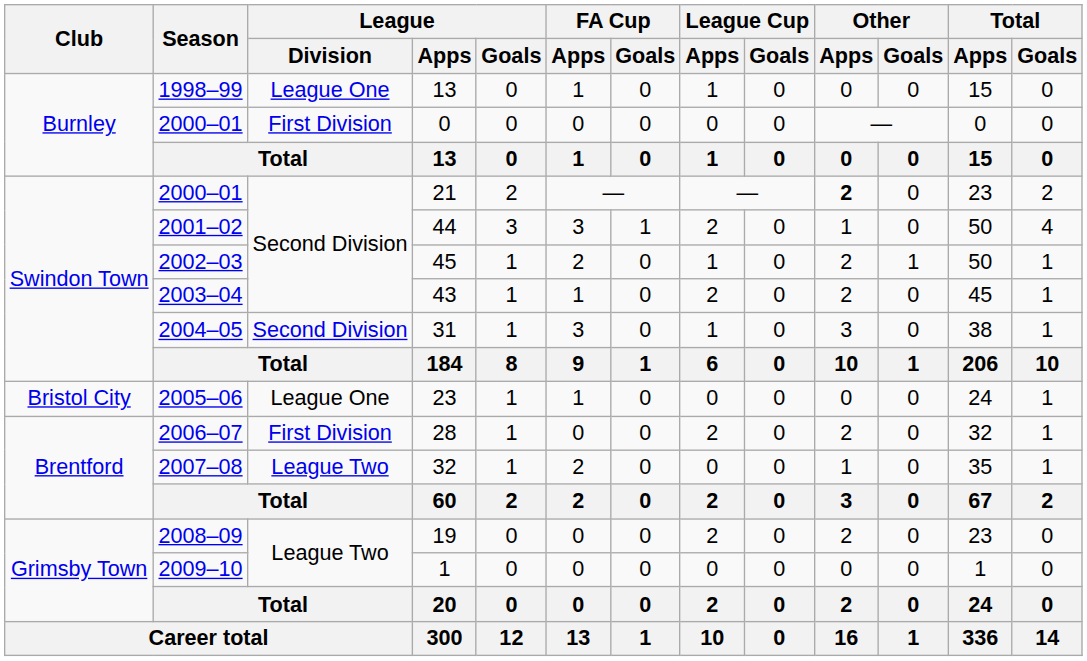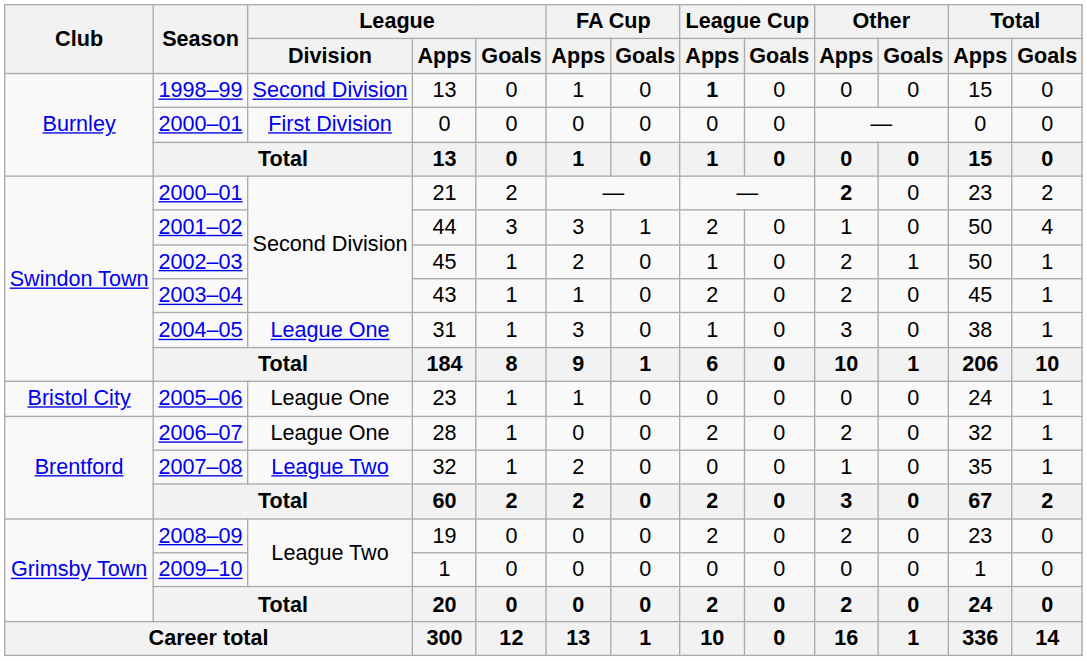(330, 90) League One -> (330, 90) Second Division
(712, 90) normal -> (712, 90) bold
(330, 329) Second Division -> (330, 329) League One
(330, 432) First Division -> (330, 432) League One
